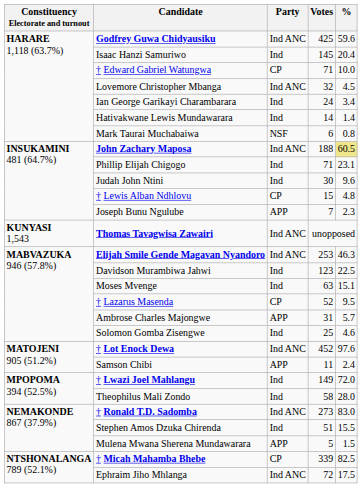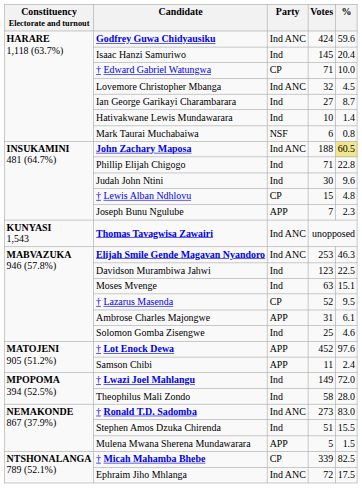(326, 39) 425 -> (326, 39) 424
(328, 102) 24 -> (328, 102) 27
(349, 102) 3.4 -> (349, 102) 8.7
(328, 117) 14 -> (328, 117) 10
(346, 165) 23.1 -> (346, 165) 22.8
(349, 317) 5.7 -> (349, 317) 6.1
(288, 349) Ind ANC -> (279, 349) APP
